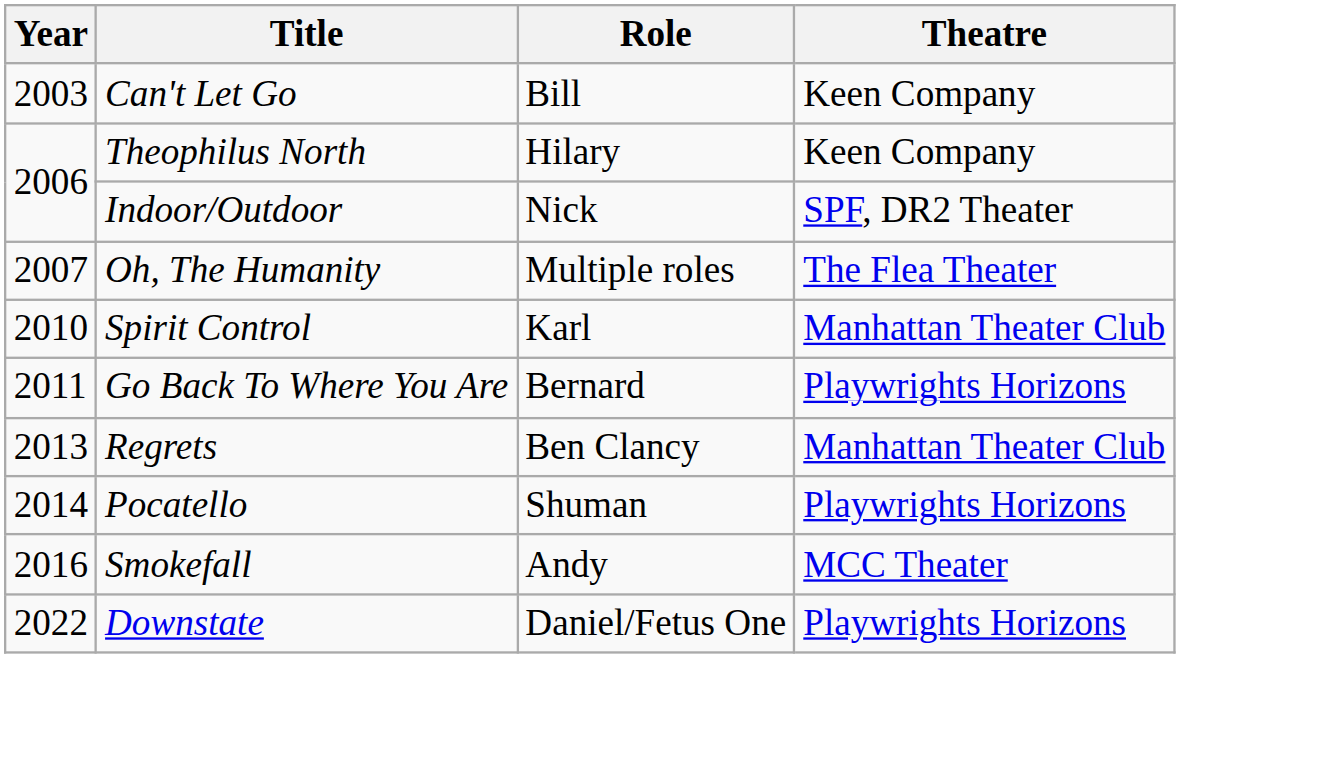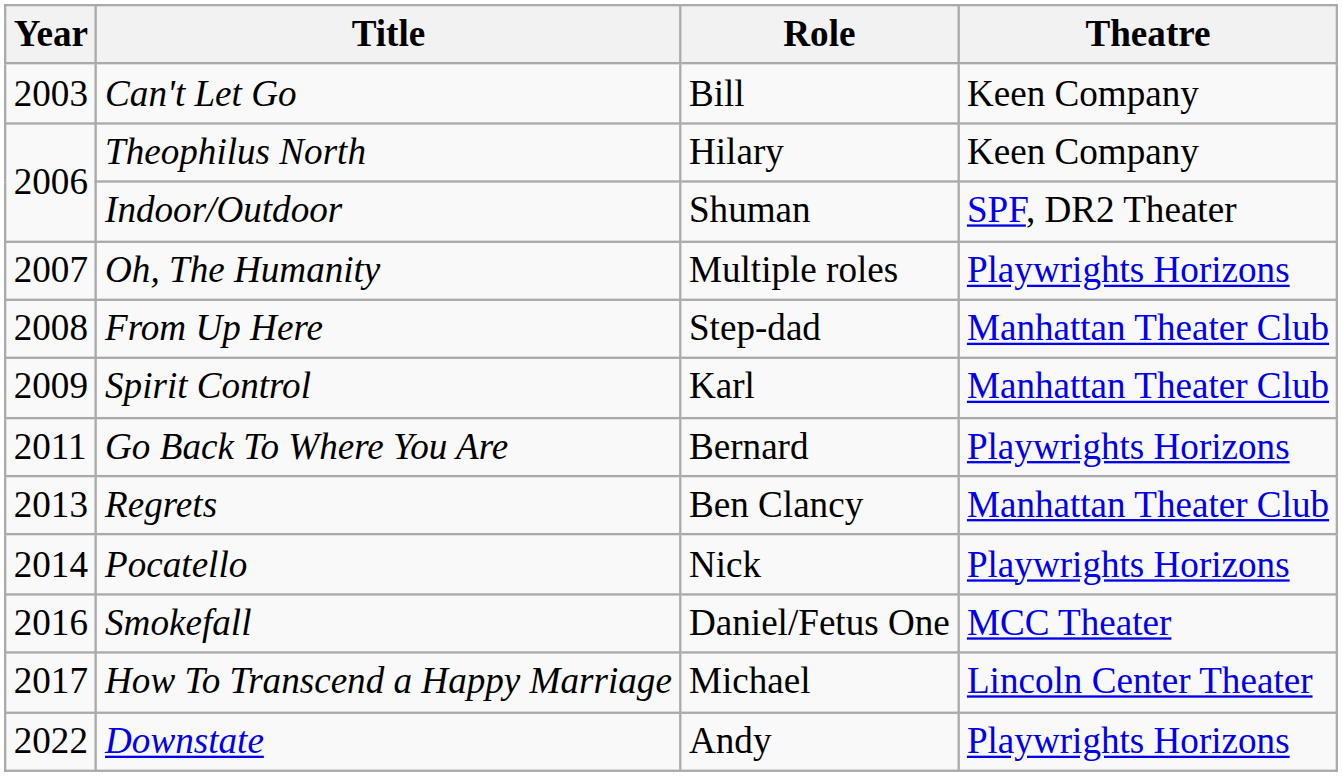(561, 210) Nick -> (750, 210) Shuman
(930, 269) The Flea Theater -> (1128, 269) Playwrights Horizons
+ row: (214, 328)
(51, 328) 2010 -> (51, 387) 2009
(586, 504) Shuman -> (725, 563) Nick
(567, 563) Andy -> (819, 622) Daniel/Fetus One
+ row: (388, 681)
(656, 622) Daniel/Fetus One -> (730, 740) Andy
